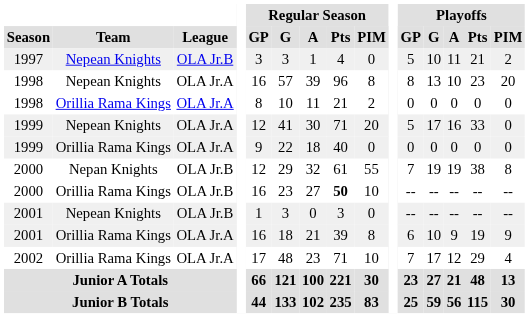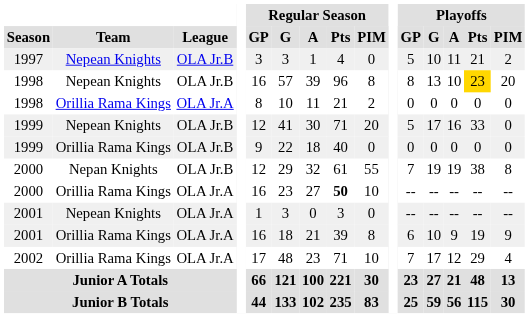(205, 81) OLA Jr.A -> (205, 81) OLA Jr.B
(478, 81) no background -> (478, 81) gold background
(205, 125) OLA Jr.A -> (205, 125) OLA Jr.B
(205, 147) OLA Jr.A -> (205, 147) OLA Jr.B
(205, 191) OLA Jr.B -> (205, 191) OLA Jr.A
(205, 213) OLA Jr.B -> (205, 213) OLA Jr.A
